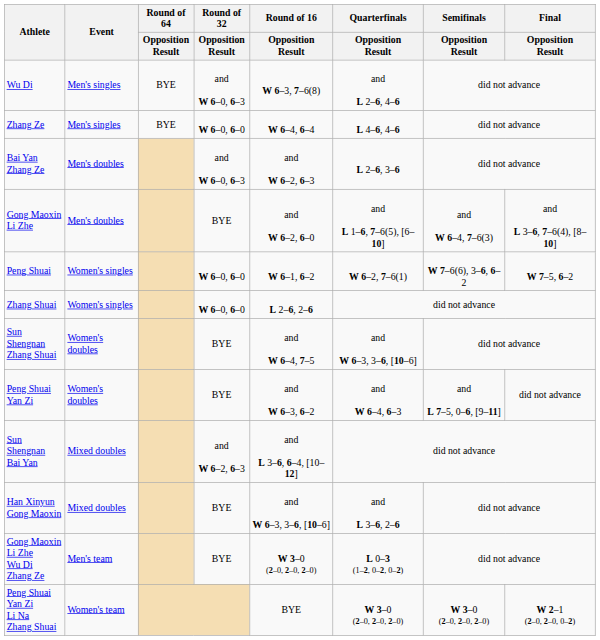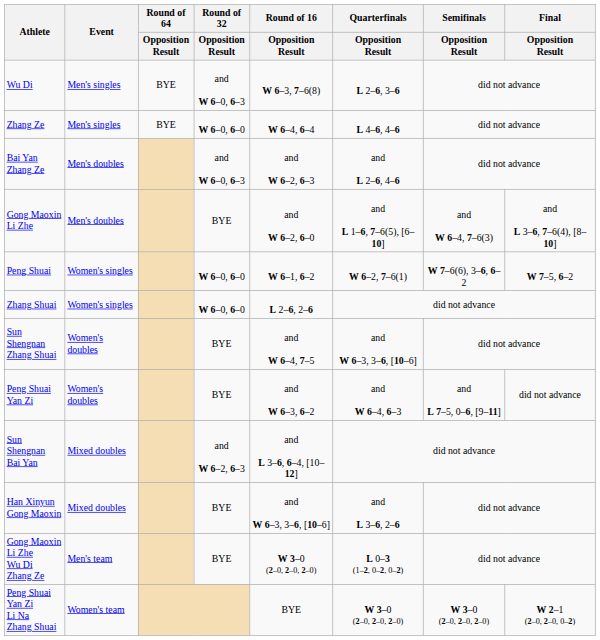(378, 91) and L 2–6, 4–6 -> (378, 91) L 2–6, 3–6
(378, 170) L 2–6, 3–6 -> (378, 170) and L 2–6, 4–6
